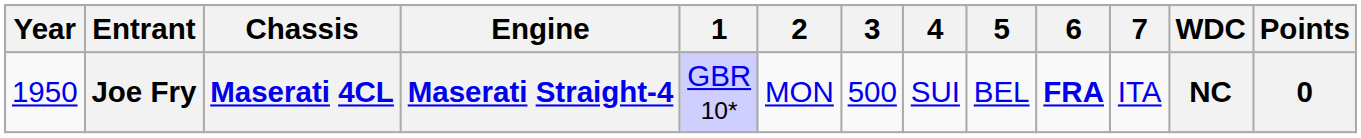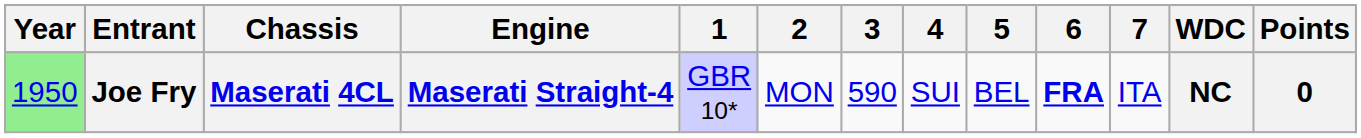(45, 92) no background -> (45, 92) lightgreen background
(872, 92) 500 -> (872, 92) 590
